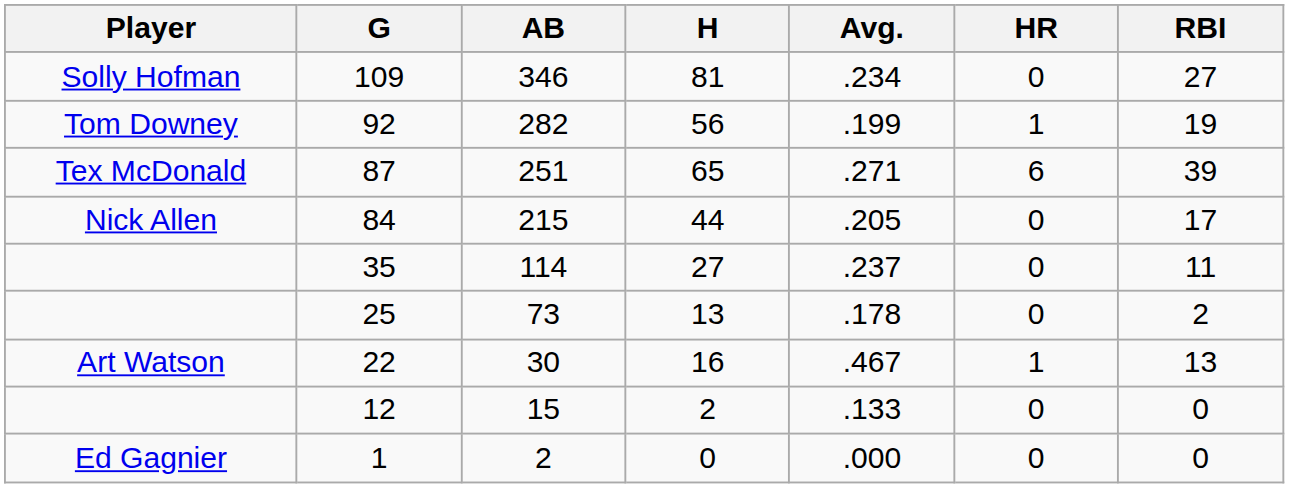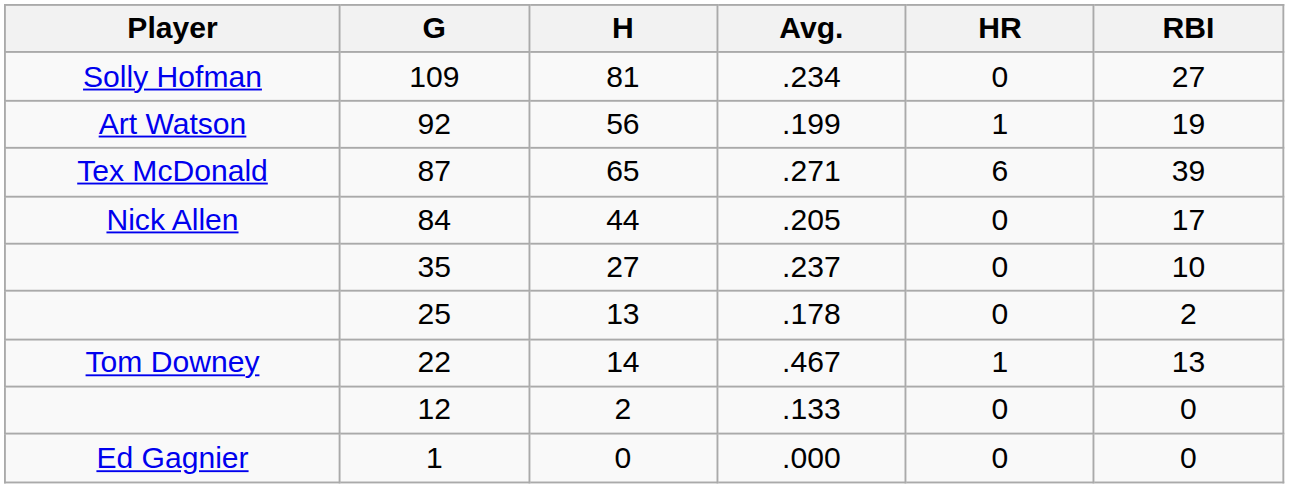- column: (543, 28)
(151, 123) Tom Downey -> (173, 123) Art Watson
(1201, 266) 11 -> (1188, 266) 10
(151, 362) Art Watson -> (173, 362) Tom Downey
(708, 362) 16 -> (623, 362) 14
